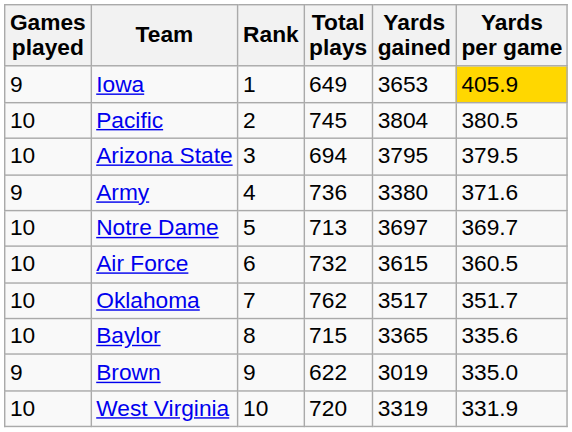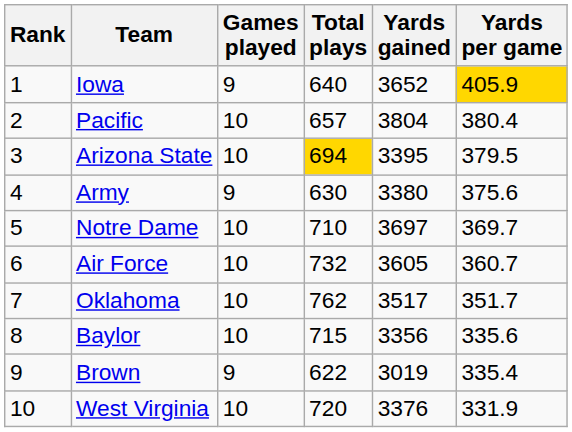columns swapped: (271, 35) <-> (48, 35)
(328, 84) 649 -> (328, 84) 640
(403, 84) 3653 -> (403, 84) 3652
(328, 120) 745 -> (328, 120) 657
(490, 120) 380.5 -> (490, 120) 380.4
(328, 156) no background -> (328, 156) gold background
(403, 156) 3795 -> (403, 156) 3395
(328, 192) 736 -> (328, 192) 630
(490, 192) 371.6 -> (490, 192) 375.6
(328, 228) 713 -> (328, 228) 710
(403, 264) 3615 -> (403, 264) 3605
(490, 264) 360.5 -> (490, 264) 360.7
(403, 336) 3365 -> (403, 336) 3356
(490, 372) 335.0 -> (490, 372) 335.4
(403, 408) 3319 -> (403, 408) 3376
